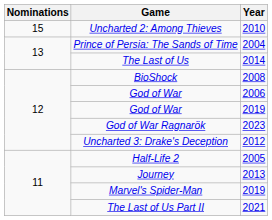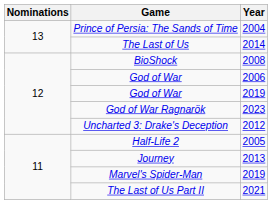- row: (156, 28)
